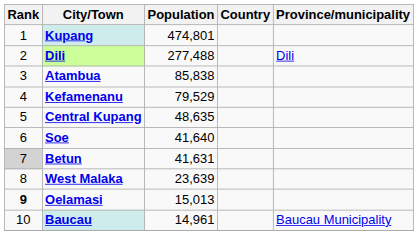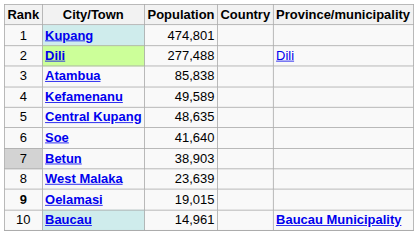(195, 96) 79,529 -> (195, 96) 49,589
(195, 158) 41,631 -> (195, 158) 38,903
(195, 199) 15,013 -> (195, 199) 19,015
(334, 220) normal -> (339, 220) bold
